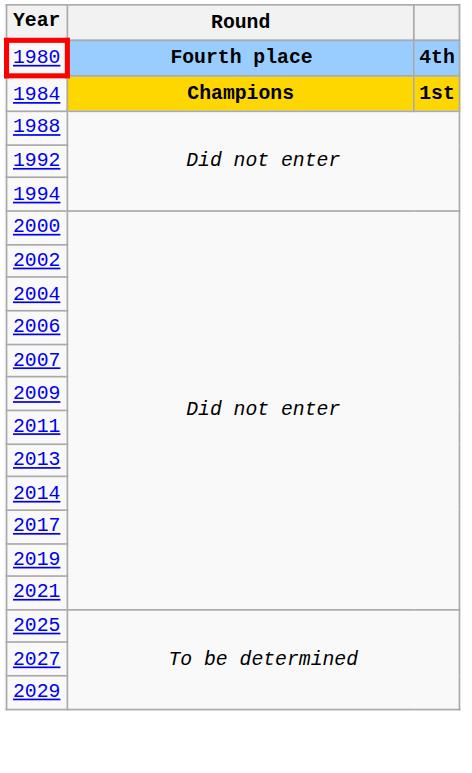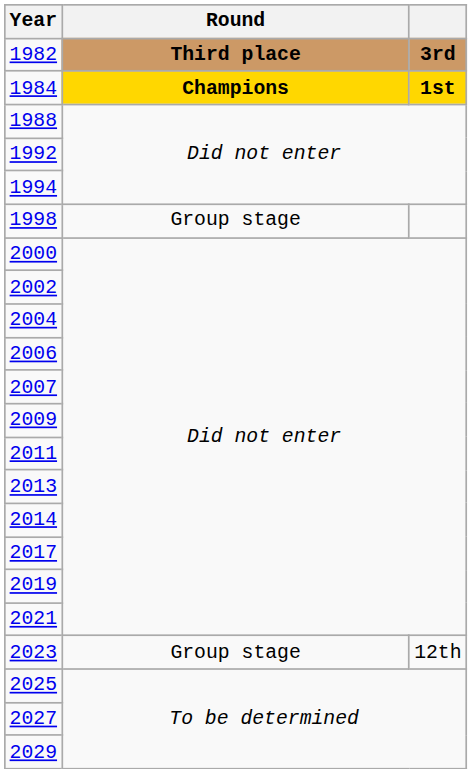- row: (37, 58)
+ row: (33, 54)
+ row: (33, 220)
+ row: (33, 652)
